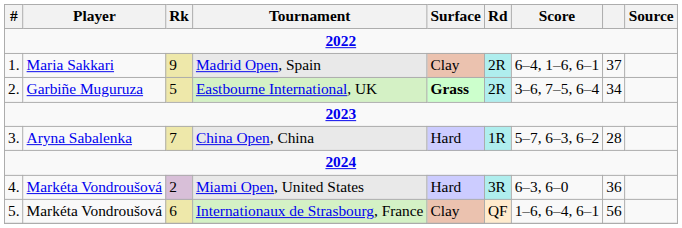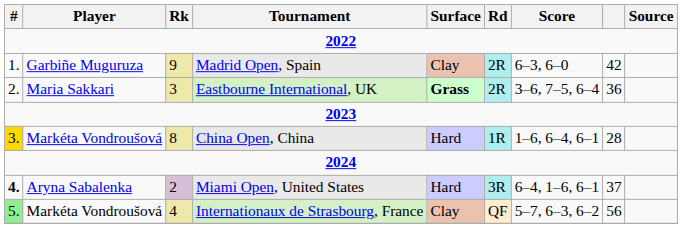(70, 65) Maria Sakkari -> (85, 65) Garbiñe Muguruza
(557, 65) 6–4, 1–6, 6–1 -> (542, 65) 6–3, 6–0
(614, 65) 37 -> (614, 65) 42
(85, 89) Garbiñe Muguruza -> (70, 89) Maria Sakkari
(173, 89) 5 -> (173, 89) 3
(614, 89) 34 -> (614, 89) 36
(14, 138) no background -> (14, 138) gold background
(79, 138) Aryna Sabalenka -> (94, 138) Markéta Vondroušová
(173, 138) 7 -> (173, 138) 8
(557, 138) 5–7, 6–3, 6–2 -> (557, 138) 1–6, 6–4, 6–1
(14, 187) normal -> (14, 187) bold
(94, 187) Markéta Vondroušová -> (79, 187) Aryna Sabalenka
(542, 187) 6–3, 6–0 -> (557, 187) 6–4, 1–6, 6–1
(614, 187) 36 -> (614, 187) 37
(14, 211) no background -> (14, 211) lightgreen background
(173, 211) 6 -> (173, 211) 4
(557, 211) 1–6, 6–4, 6–1 -> (557, 211) 5–7, 6–3, 6–2
